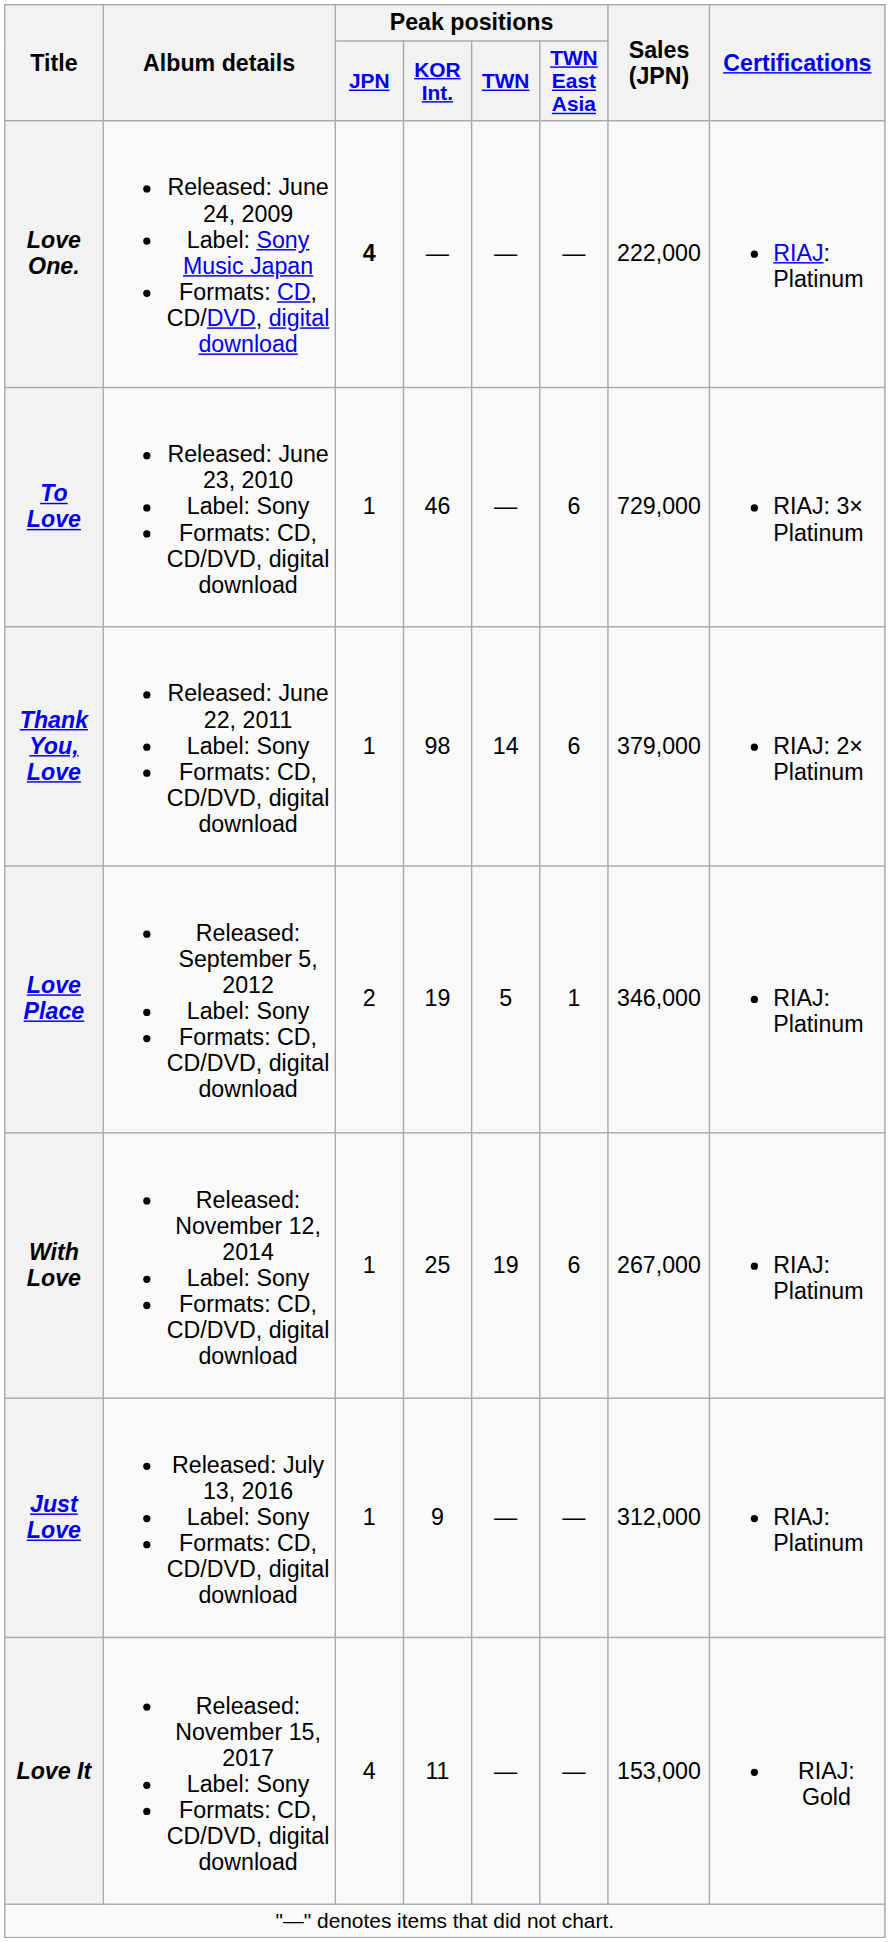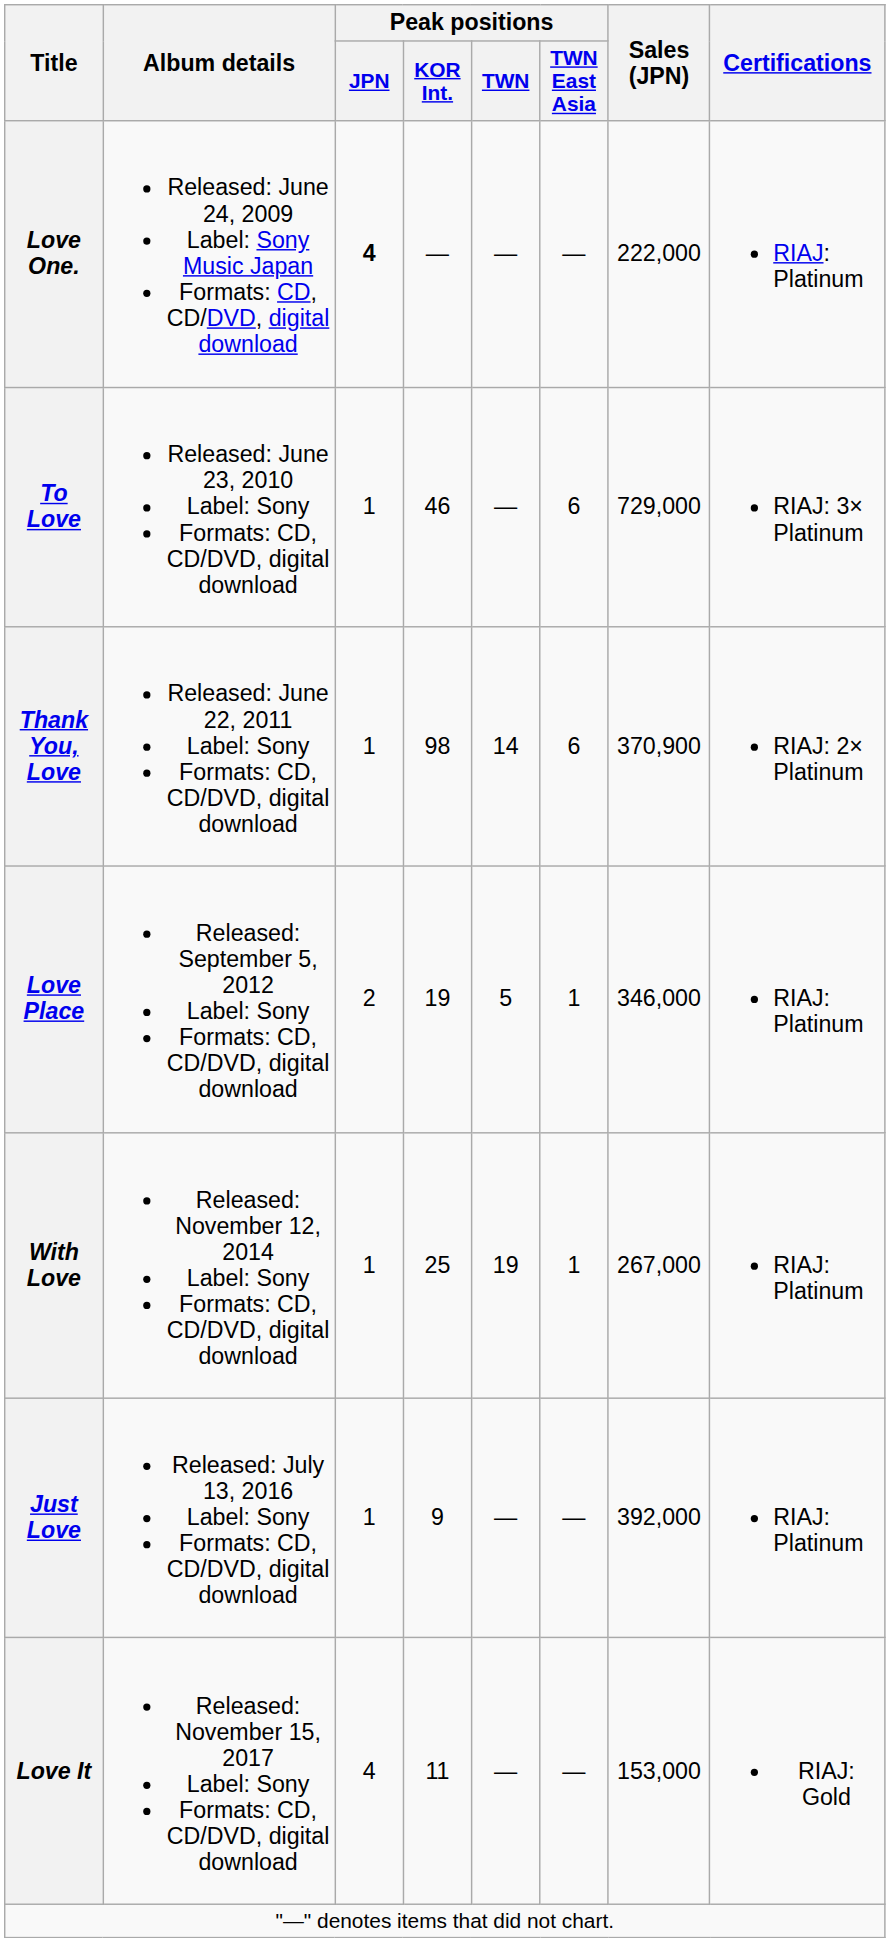(659, 746) 379,000 -> (659, 746) 370,900
(574, 1265) 6 -> (574, 1265) 1
(659, 1517) 312,000 -> (659, 1517) 392,000
